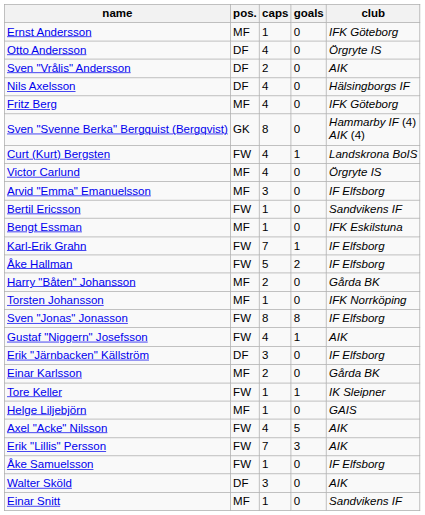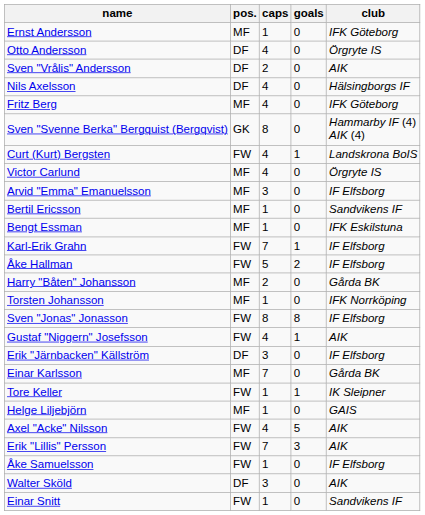(242, 209) FW -> (241, 209) MF
(265, 373) 2 -> (265, 373) 7
(241, 501) MF -> (242, 501) FW
